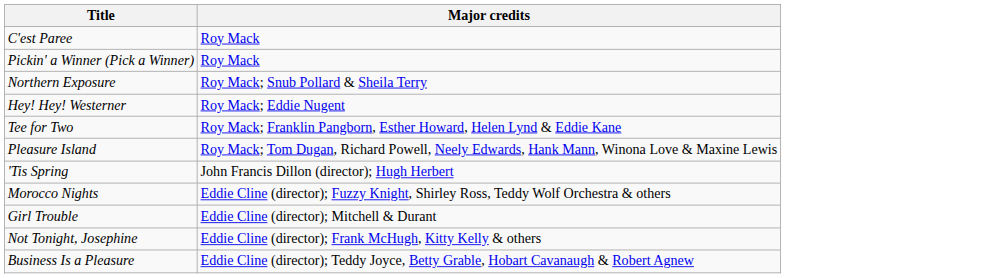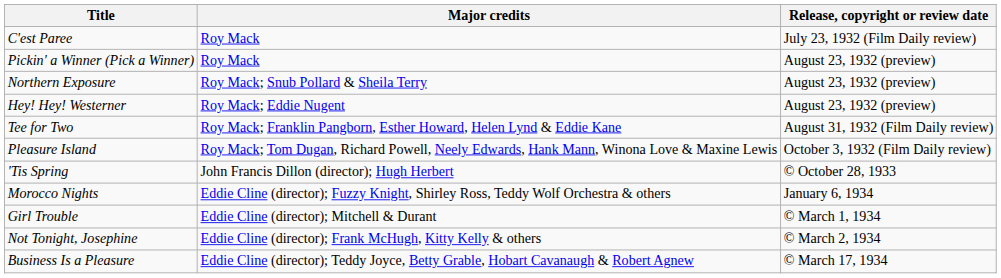+ column: (889, 15)
